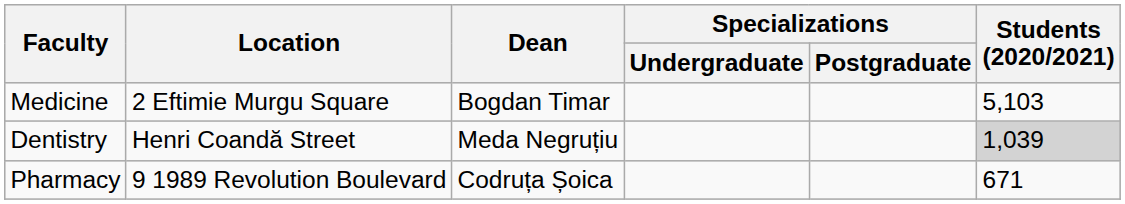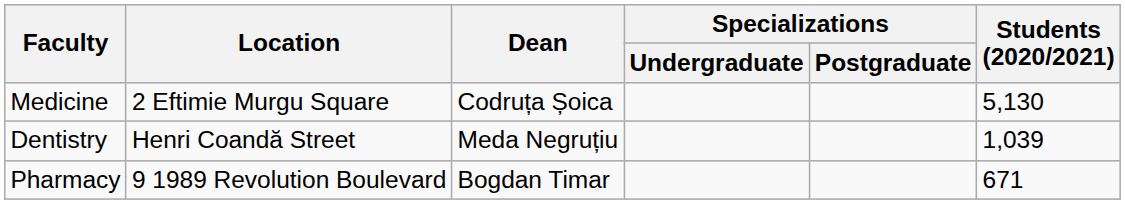(534, 101) Bogdan Timar -> (535, 101) Codruța Șoica
(1013, 101) 5,103 -> (1013, 101) 5,130
(1013, 140) lightgrey background -> (1013, 140) no background
(535, 179) Codruța Șoica -> (534, 179) Bogdan Timar
